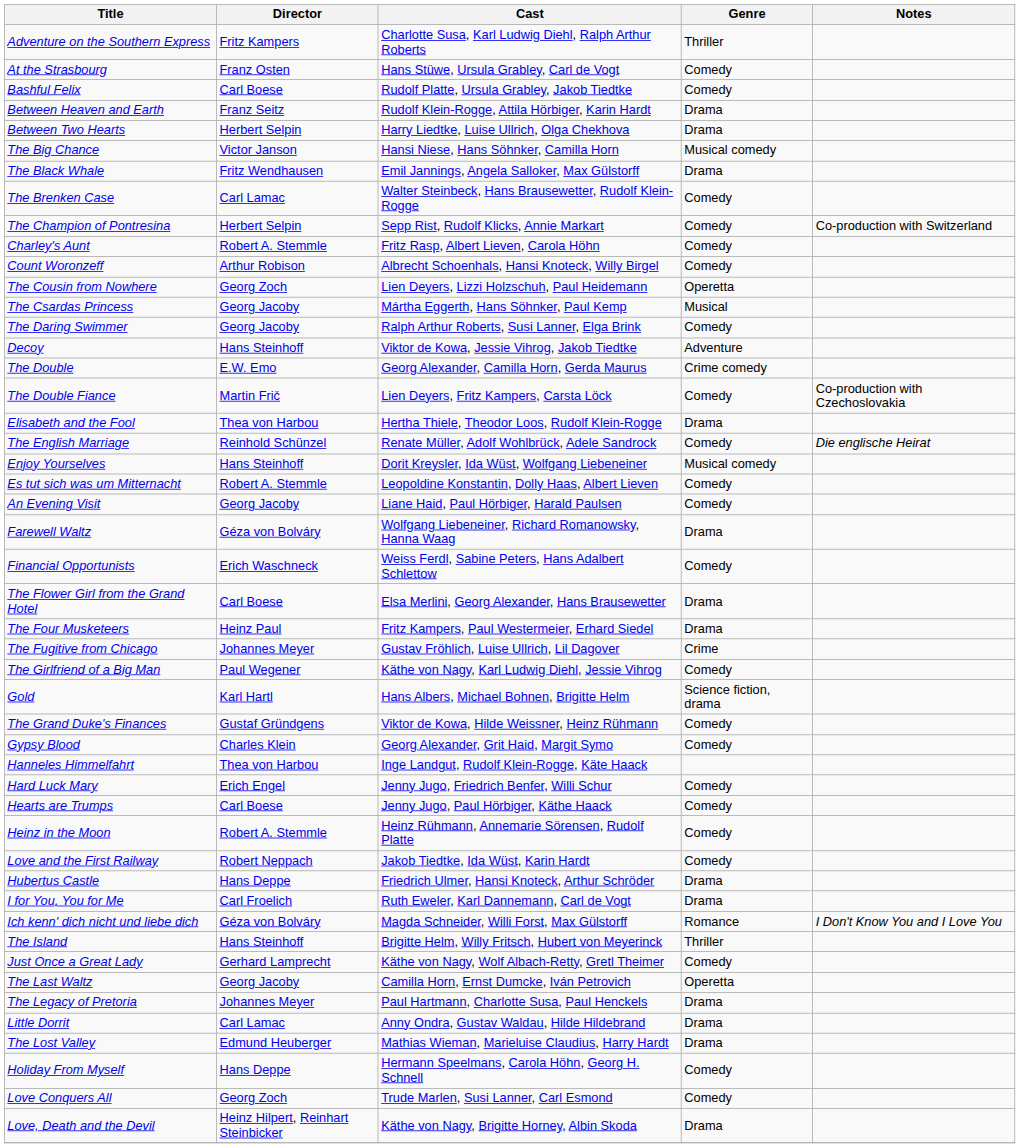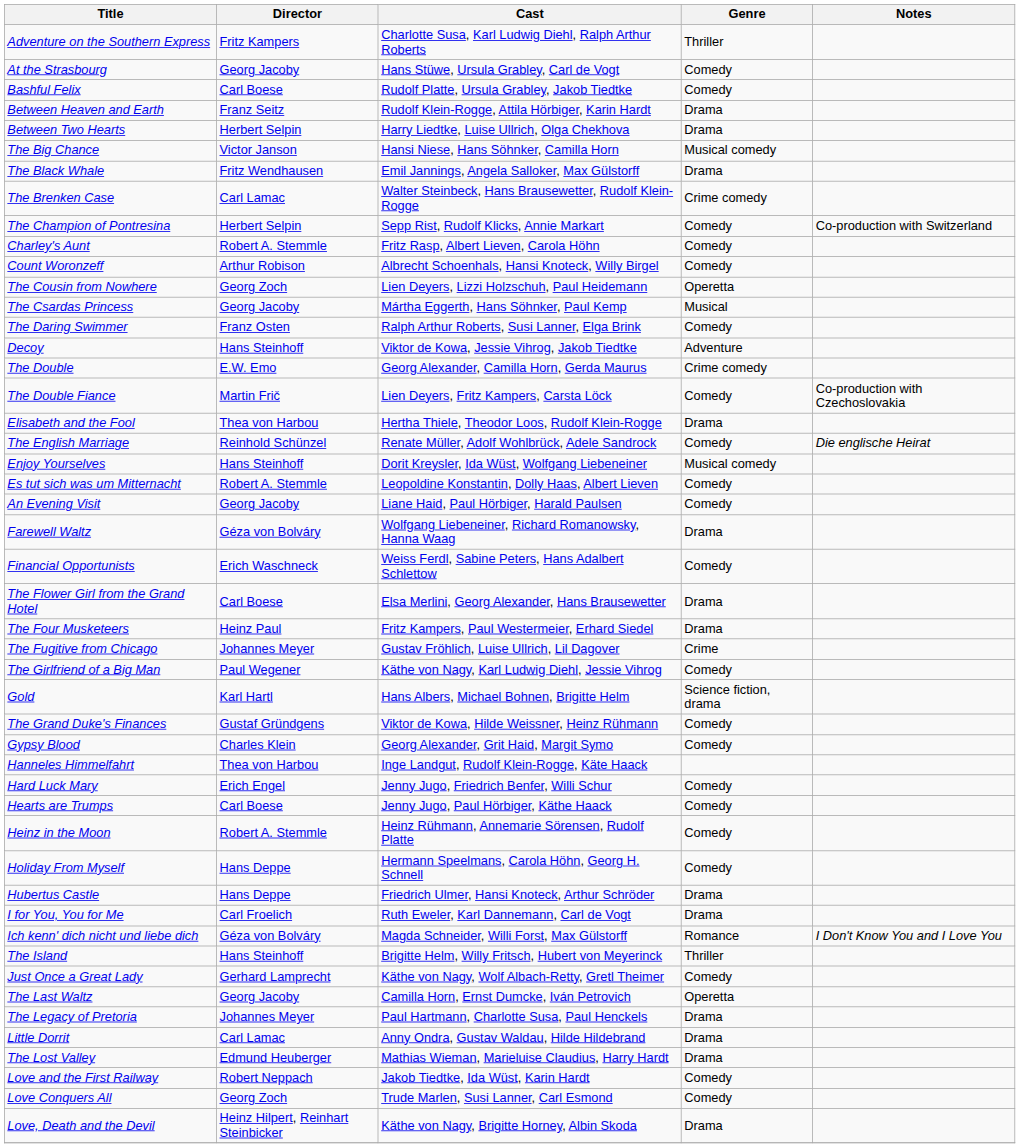(255, 69) Franz Osten -> (259, 69) Georg Jacoby
(708, 198) Comedy -> (726, 198) Crime comedy
(259, 327) Georg Jacoby -> (255, 327) Franz Osten
rows swapped: (66, 1070) <-> (83, 860)
